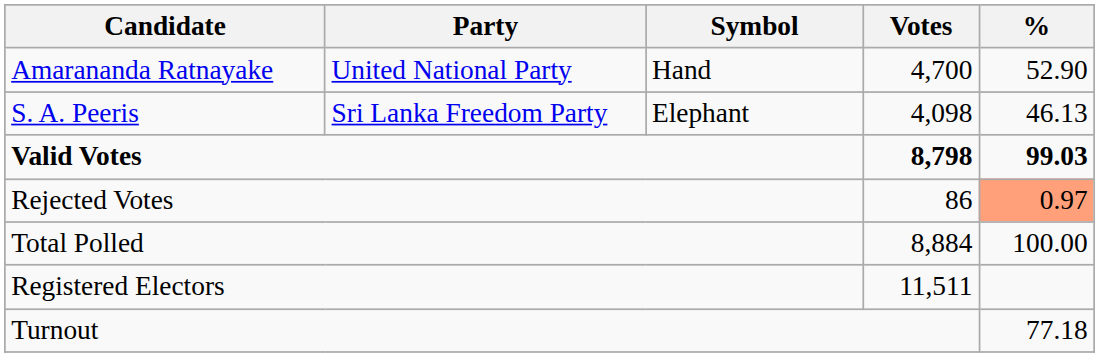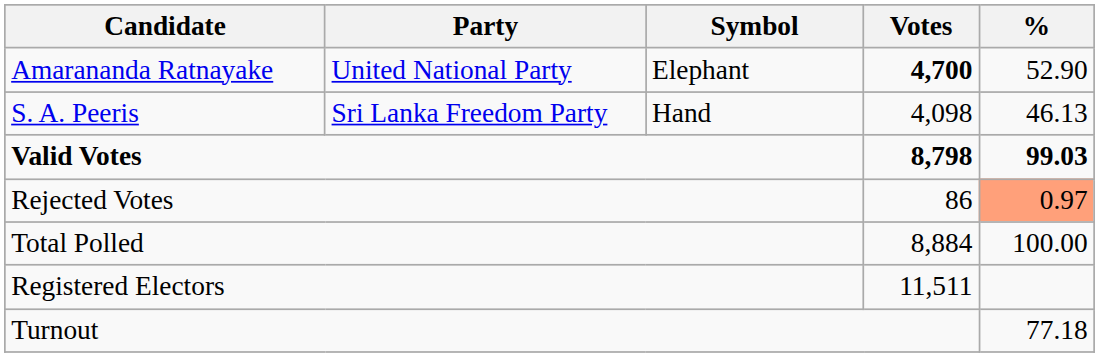(682, 69) Hand -> (701, 69) Elephant
(942, 69) normal -> (942, 69) bold
(701, 112) Elephant -> (682, 112) Hand
